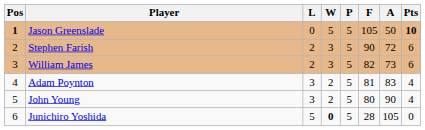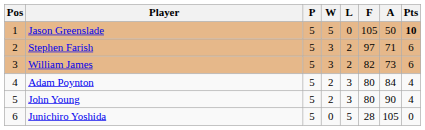columns swapped: (349, 13) <-> (312, 13)
(15, 30) bold -> (15, 30) normal
(369, 47) 90 -> (369, 47) 97
(391, 47) 72 -> (391, 47) 71
(369, 82) 81 -> (369, 82) 80
(391, 82) 83 -> (391, 82) 84
(331, 116) bold -> (331, 116) normal
